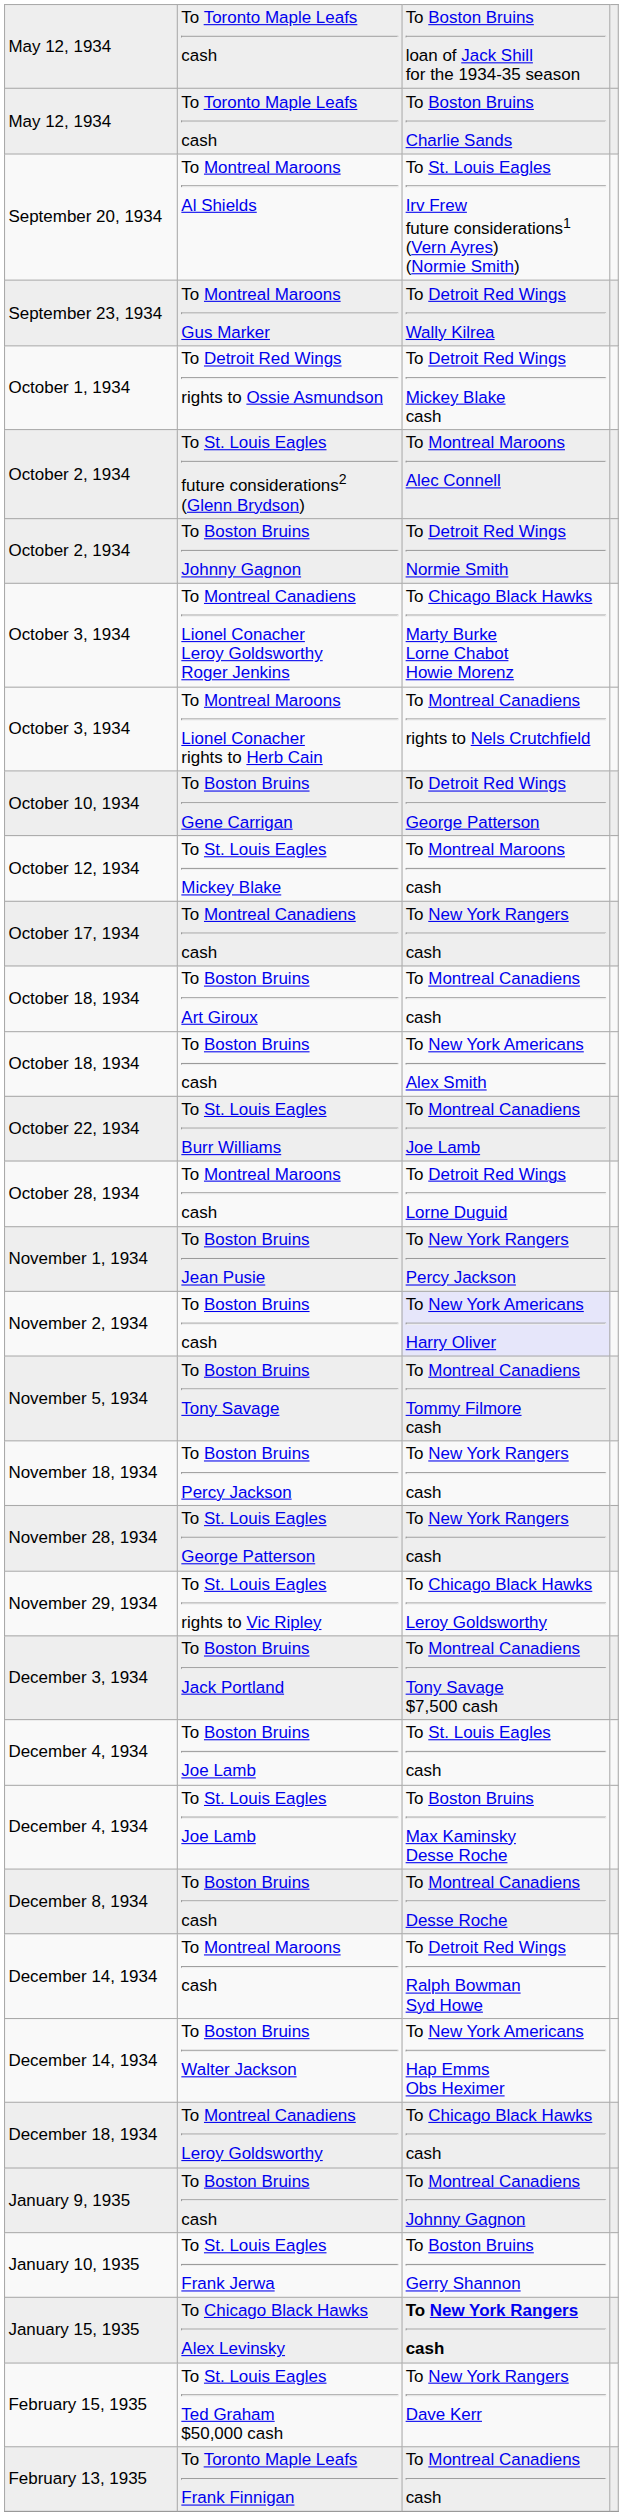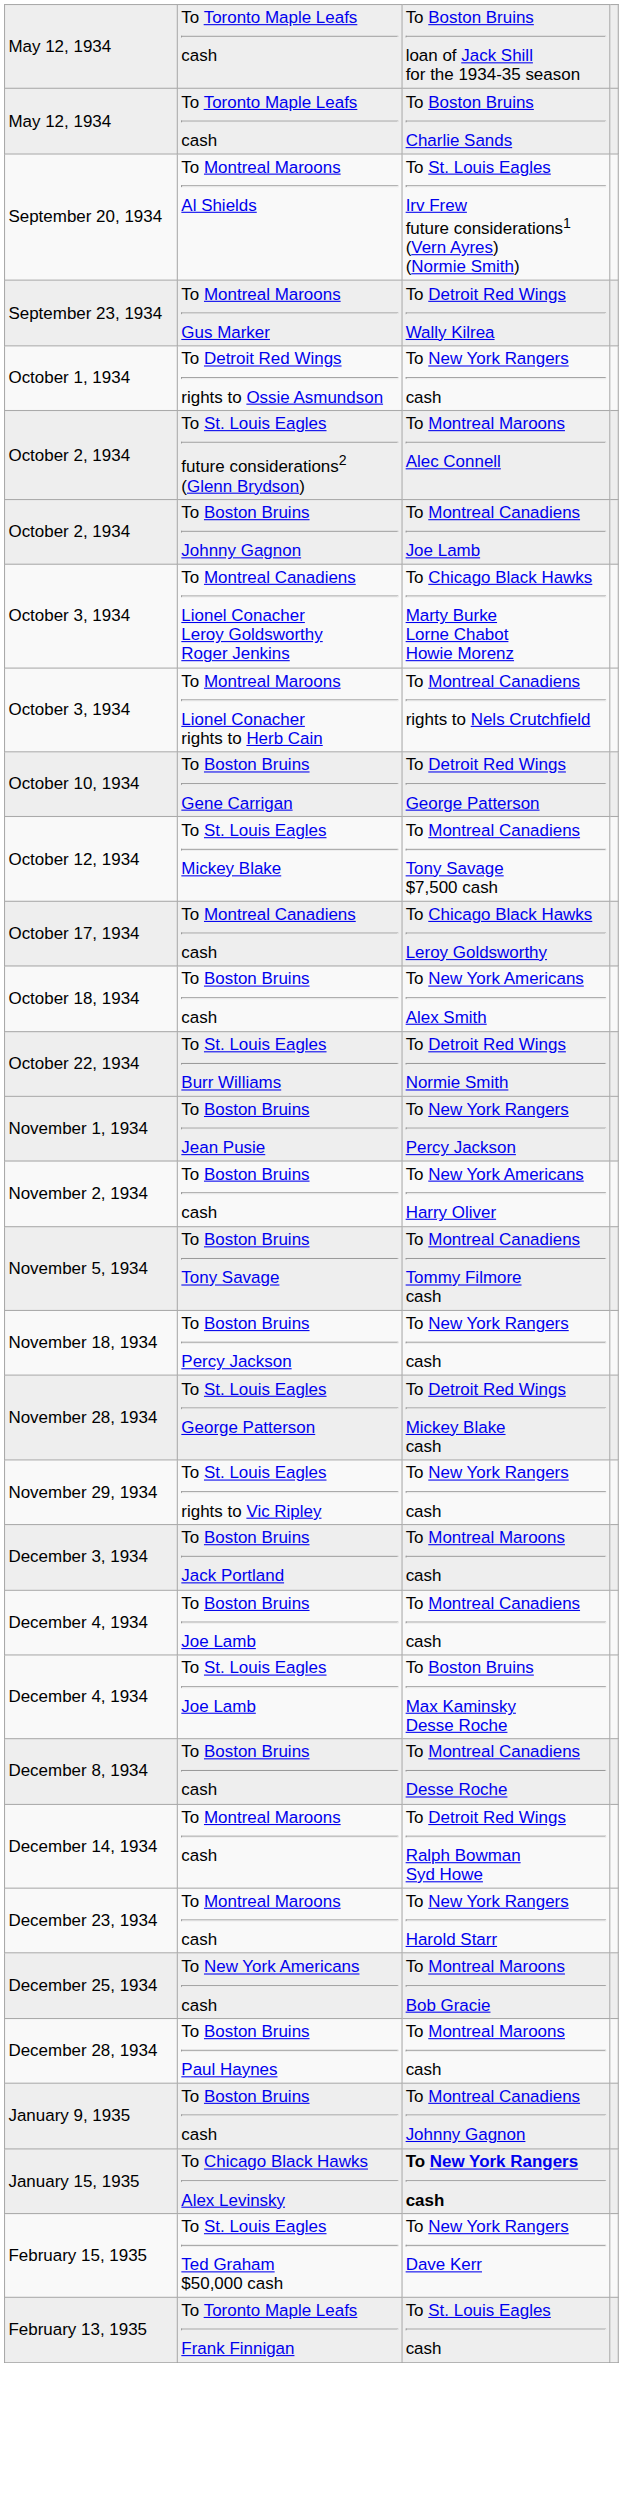(506, 387) To Detroit Red Wings Mickey Blake cash -> (506, 378) To New York Rangers cash
(506, 551) To Detroit Red Wings Normie Smith -> (506, 531) To Montreal Canadiens Joe Lamb
(506, 868) To Montreal Maroons cash -> (506, 858) To Montreal Canadiens Tony Savage $7,500 cash
(506, 933) To New York Rangers cash -> (506, 933) To Chicago Black Hawks Leroy Goldsworthy
- row: (74, 998)
(506, 1128) To Montreal Canadiens Joe Lamb -> (506, 1063) To Detroit Red Wings Normie Smith
- row: (74, 1193)
(506, 1323) lavender background -> (506, 1193) no background
(506, 1538) To New York Rangers cash -> (506, 1417) To Detroit Red Wings Mickey Blake cash
(506, 1603) To Chicago Black Hawks Leroy Goldsworthy -> (506, 1492) To New York Rangers cash
(506, 1677) To Montreal Canadiens Tony Savage $7,500 cash -> (506, 1557) To Montreal Maroons cash
(506, 1752) To St. Louis Eagles cash -> (506, 1622) To Montreal Canadiens cash
- row: (83, 2060)
- row: (83, 2134)
+ row: (83, 1920)
+ row: (83, 1985)
+ row: (83, 2050)
- row: (74, 2265)
(506, 2479) To Montreal Canadiens cash -> (506, 2330) To St. Louis Eagles cash
